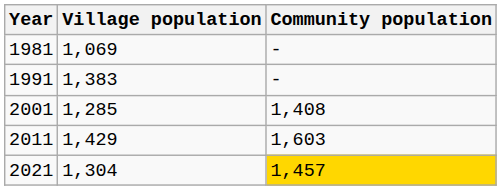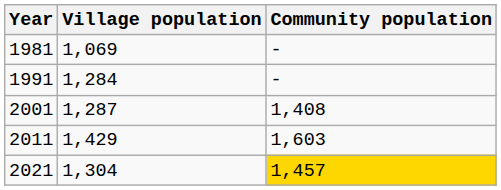(90, 80) 1,383 -> (90, 80) 1,284
(90, 110) 1,285 -> (90, 110) 1,287
